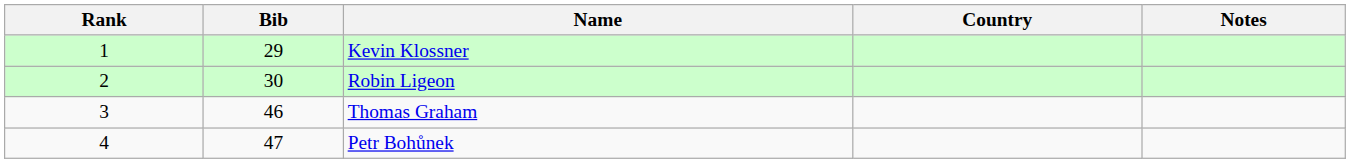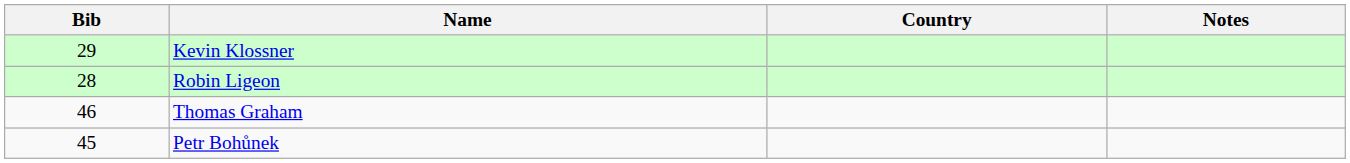- column: (104, 19)
(273, 81) 30 -> (87, 81) 28
(273, 142) 47 -> (87, 142) 45
